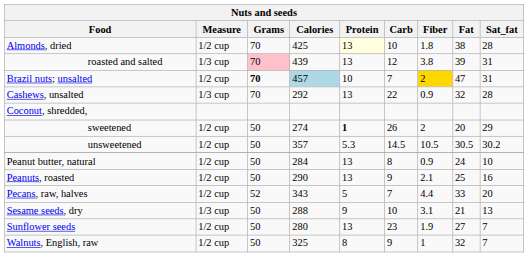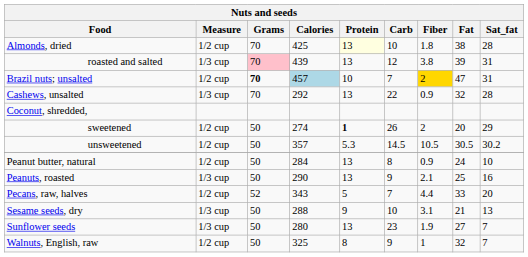(214, 177) 1/2 cup -> (214, 177) 1/3 cup
(214, 227) 1/2 cup -> (214, 227) 1/3 cup
